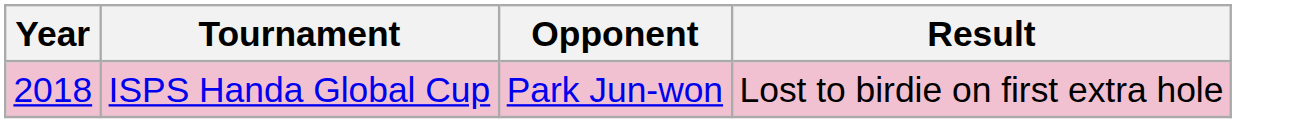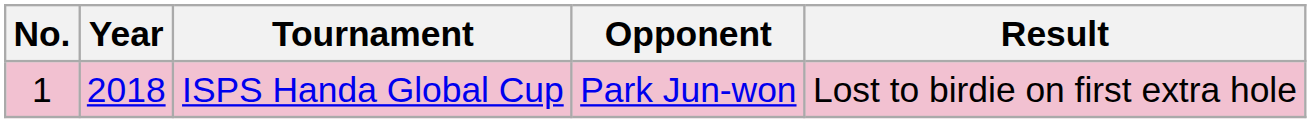+ column: (42, 33)
